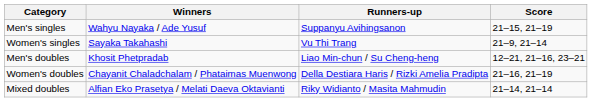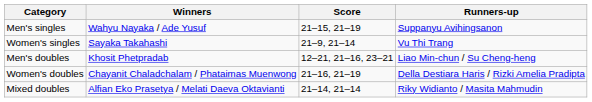columns swapped: (395, 12) <-> (539, 12)
